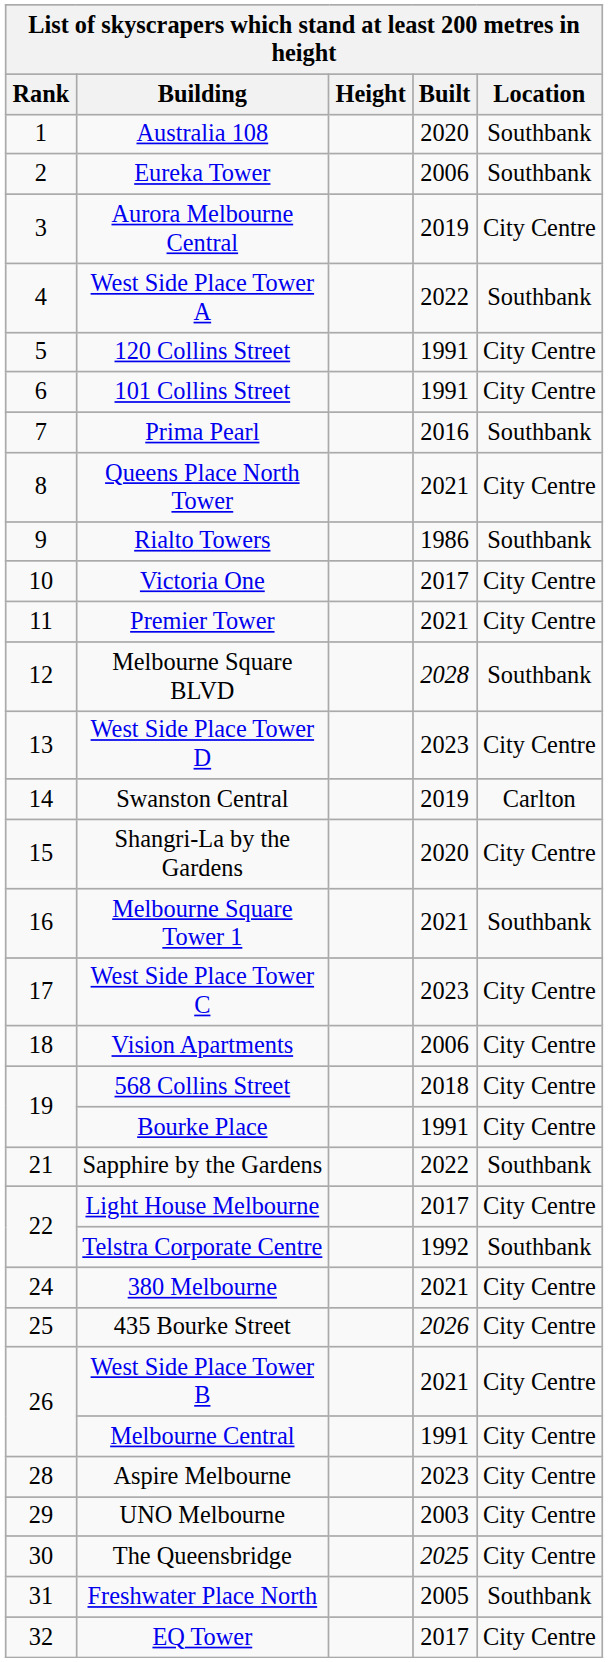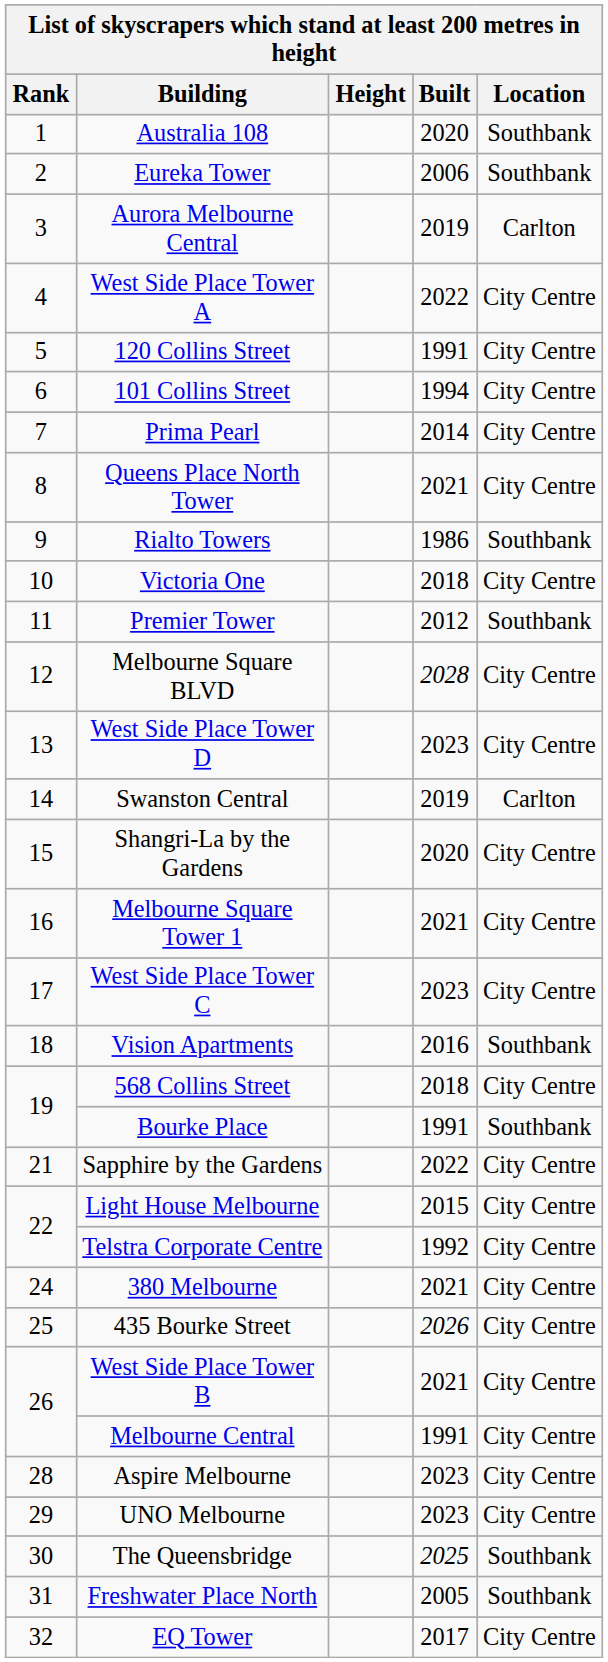(539, 228) City Centre -> (539, 228) Carlton
(539, 297) Southbank -> (539, 297) City Centre
(445, 391) 1991 -> (445, 391) 1994
(445, 431) 2016 -> (445, 431) 2014
(539, 431) Southbank -> (539, 431) City Centre
(445, 581) 2017 -> (445, 581) 2018
(445, 621) 2021 -> (445, 621) 2012
(539, 621) City Centre -> (539, 621) Southbank
(539, 675) Southbank -> (539, 675) City Centre
(539, 922) Southbank -> (539, 922) City Centre
(445, 1045) 2006 -> (445, 1045) 2016
(539, 1045) City Centre -> (539, 1045) Southbank
(539, 1126) City Centre -> (539, 1126) Southbank
(539, 1166) Southbank -> (539, 1166) City Centre
(445, 1206) 2017 -> (445, 1206) 2015
(539, 1246) Southbank -> (539, 1246) City Centre
(445, 1515) 2003 -> (445, 1515) 2023
(539, 1556) City Centre -> (539, 1556) Southbank
